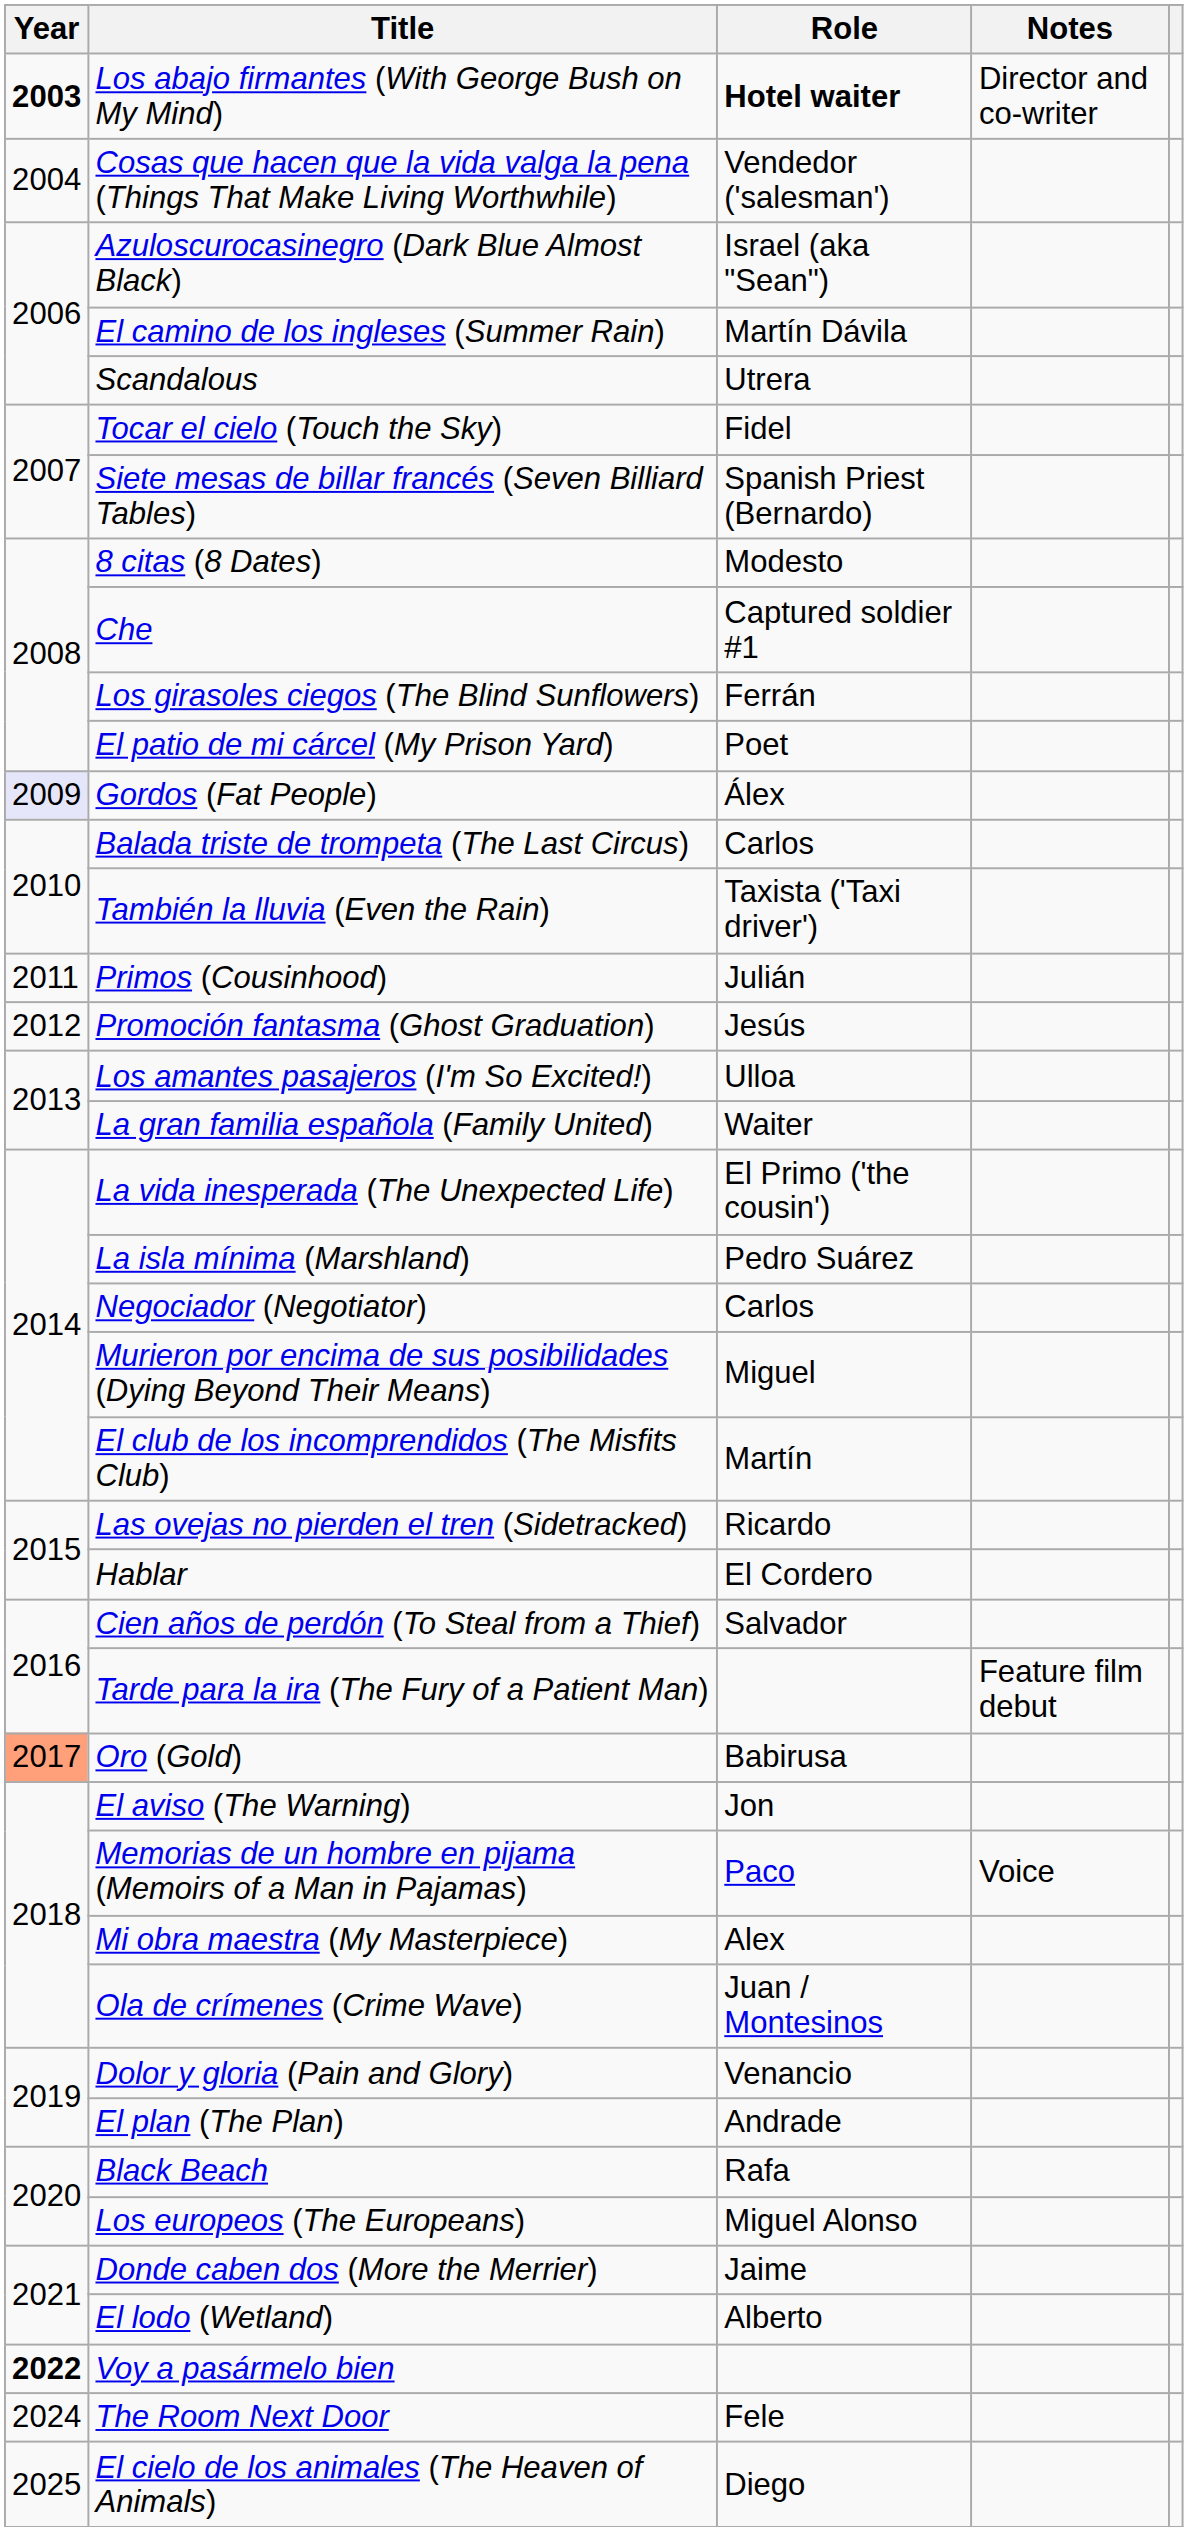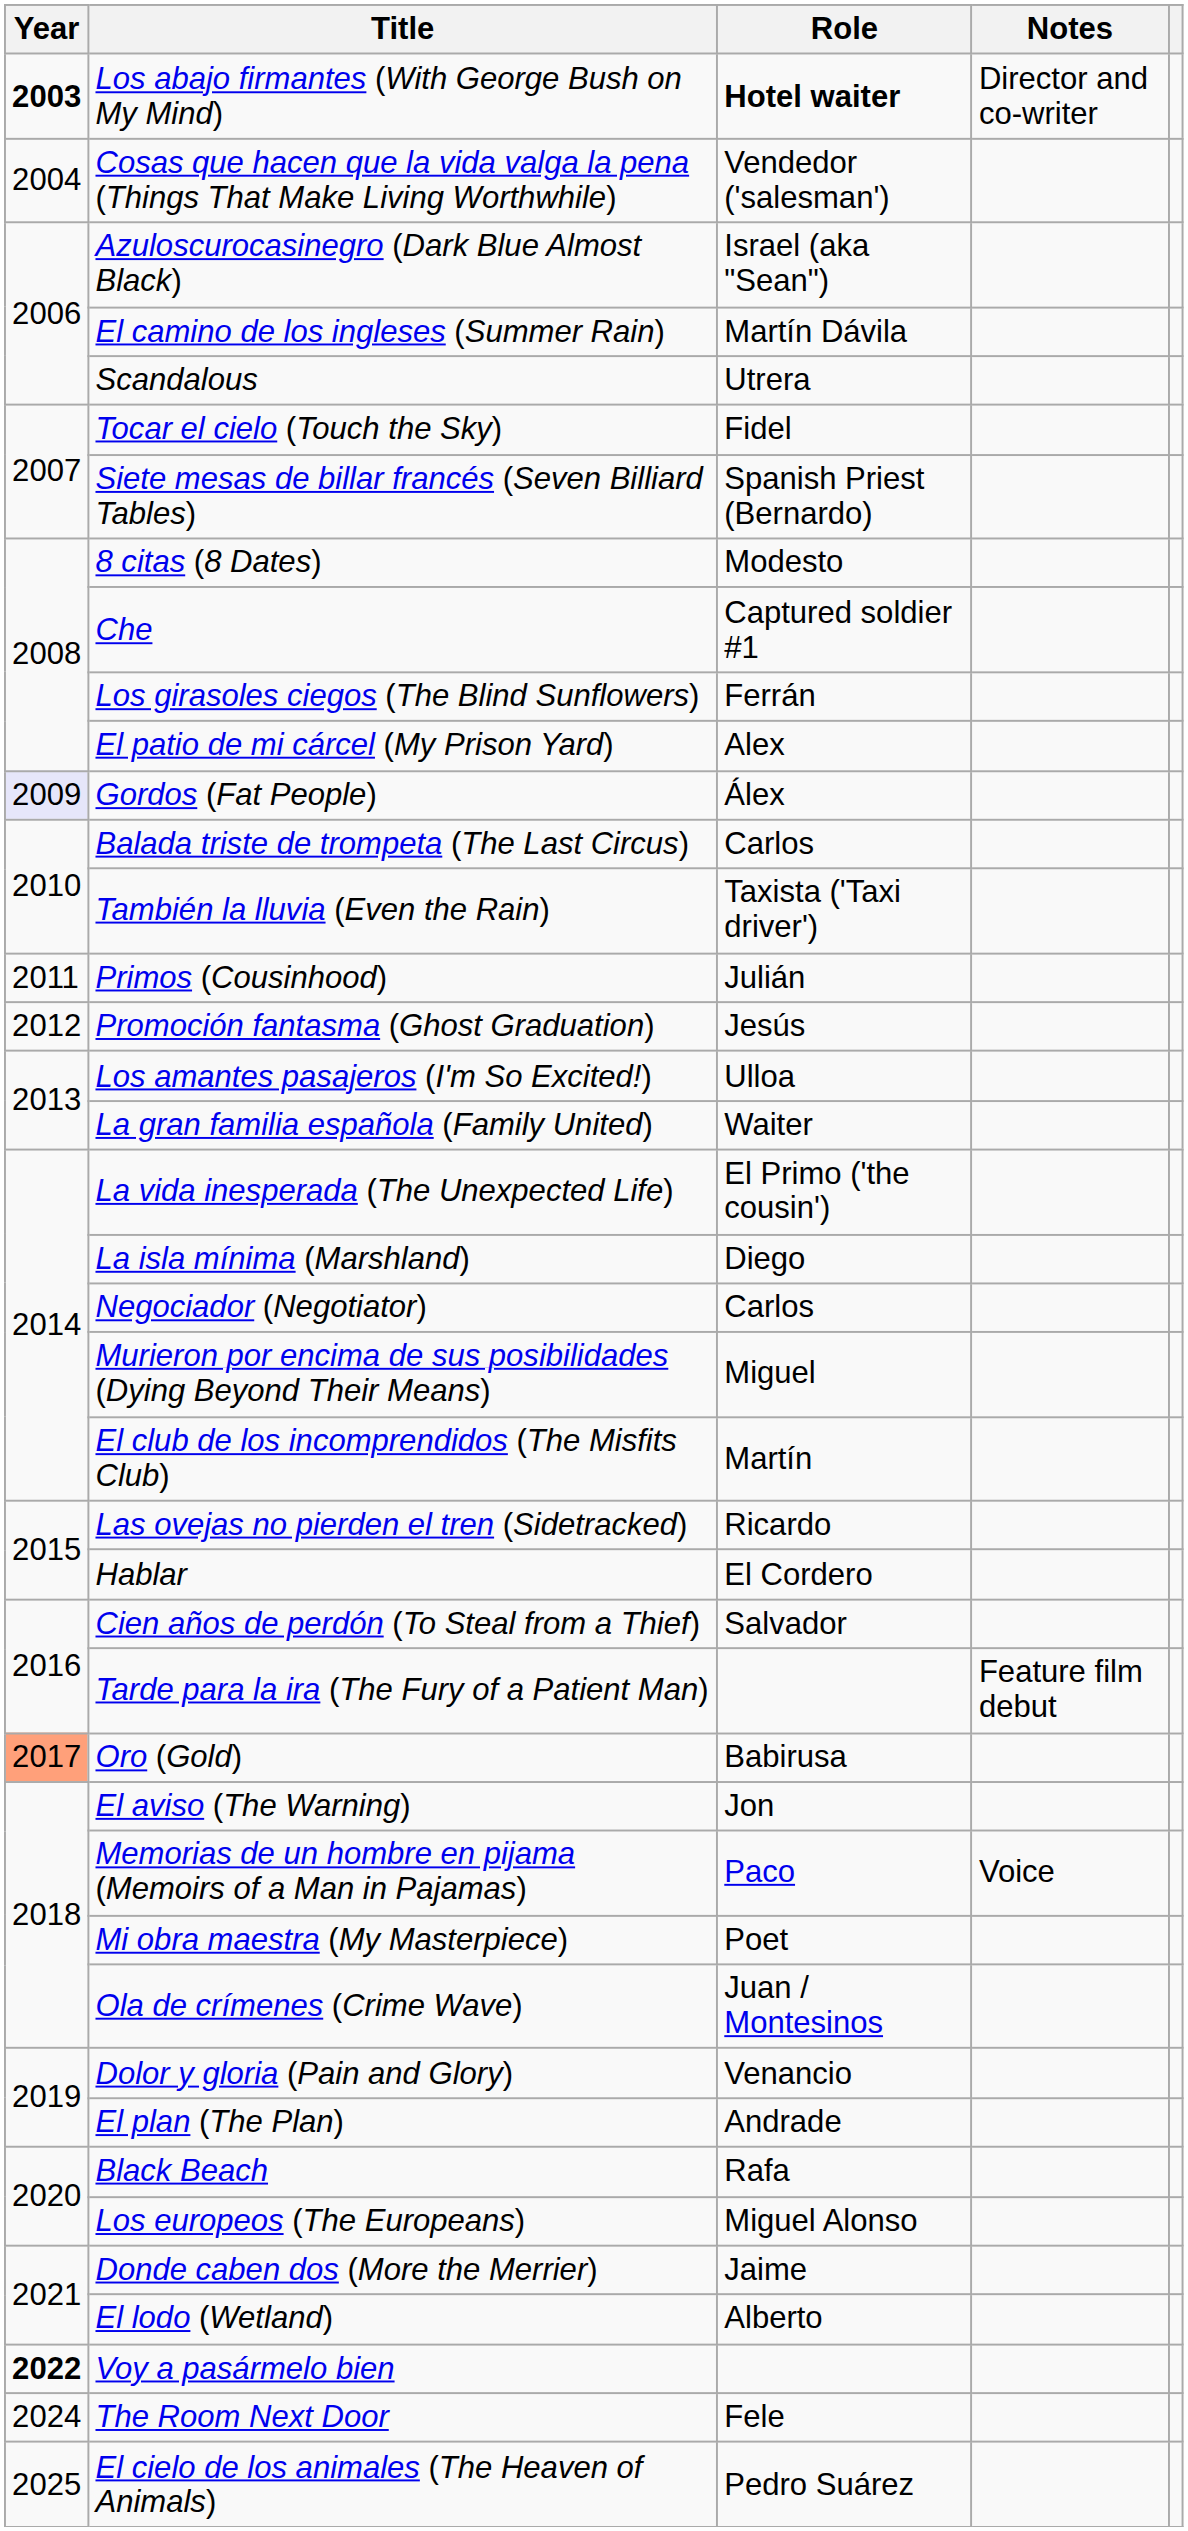(756, 745) Poet -> (754, 745) Alex
(819, 1258) Pedro Suárez -> (765, 1258) Diego
(754, 1939) Alex -> (756, 1939) Poet
(765, 2483) Diego -> (819, 2483) Pedro Suárez
